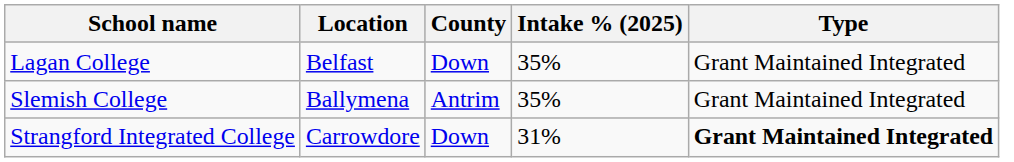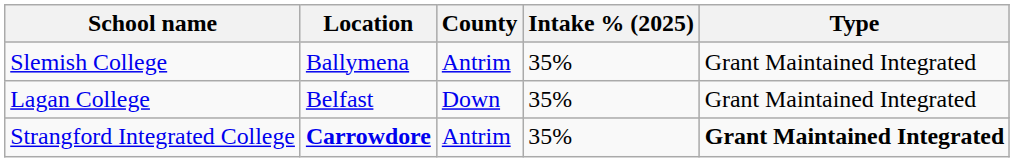rows swapped: (80, 61) <-> (89, 99)
(363, 136) normal -> (368, 136) bold
(460, 136) Down -> (476, 136) Antrim
(539, 136) 31% -> (550, 136) 35%
